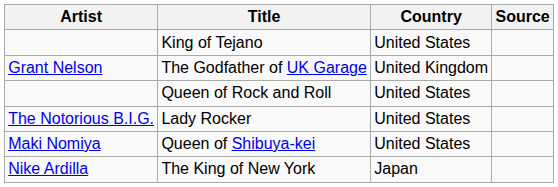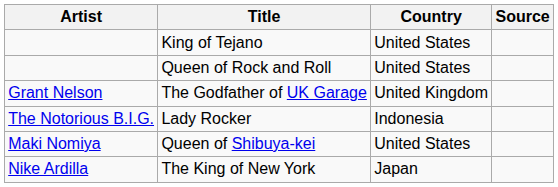rows swapped: (264, 67) <-> (246, 93)
(422, 118) United States -> (409, 118) Indonesia
